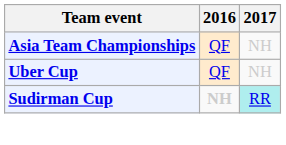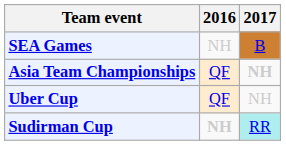+ row: (50, 45)
(260, 45) normal -> (260, 72) bold
